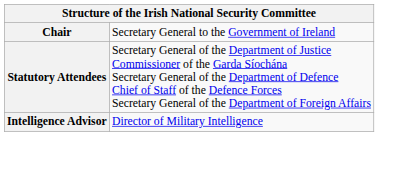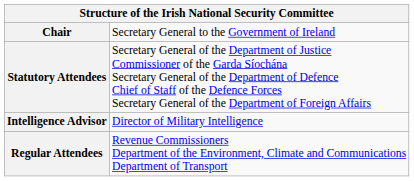+ row: (57, 153)
